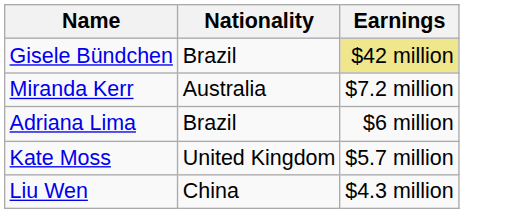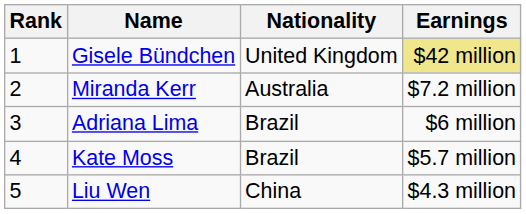+ column: (36, 21)
(210, 55) Brazil -> (321, 55) United Kingdom
(259, 157) United Kingdom -> (272, 157) Brazil
